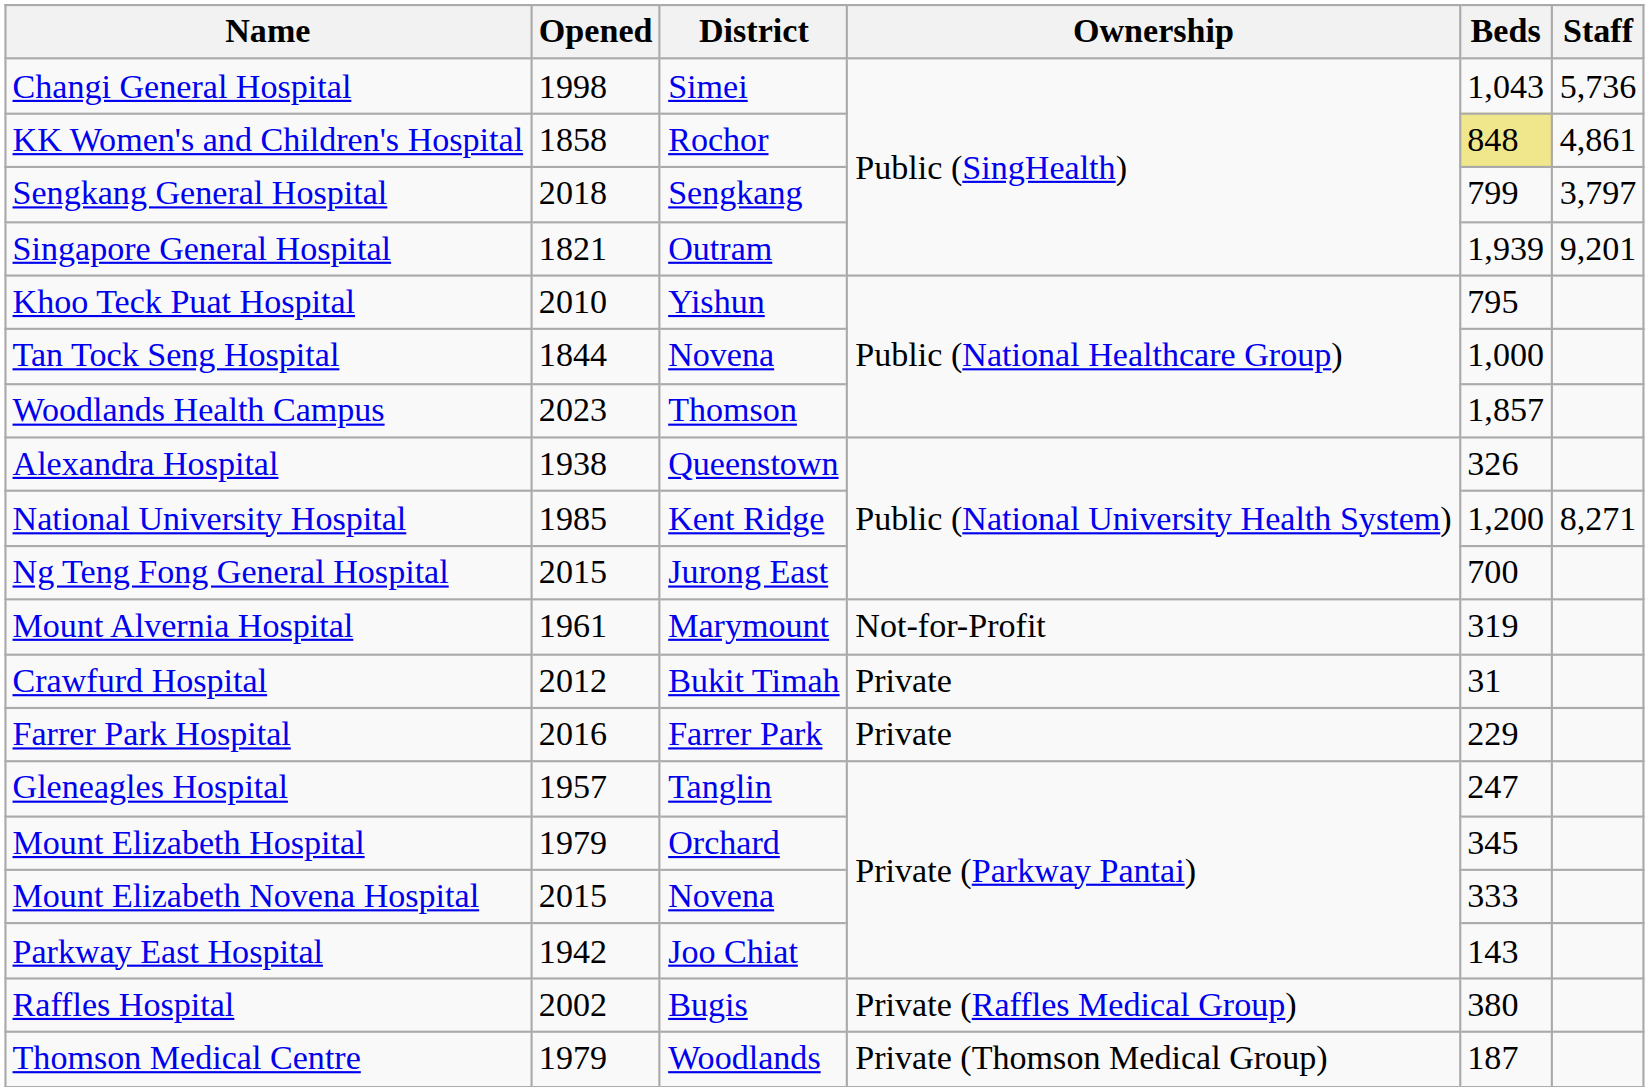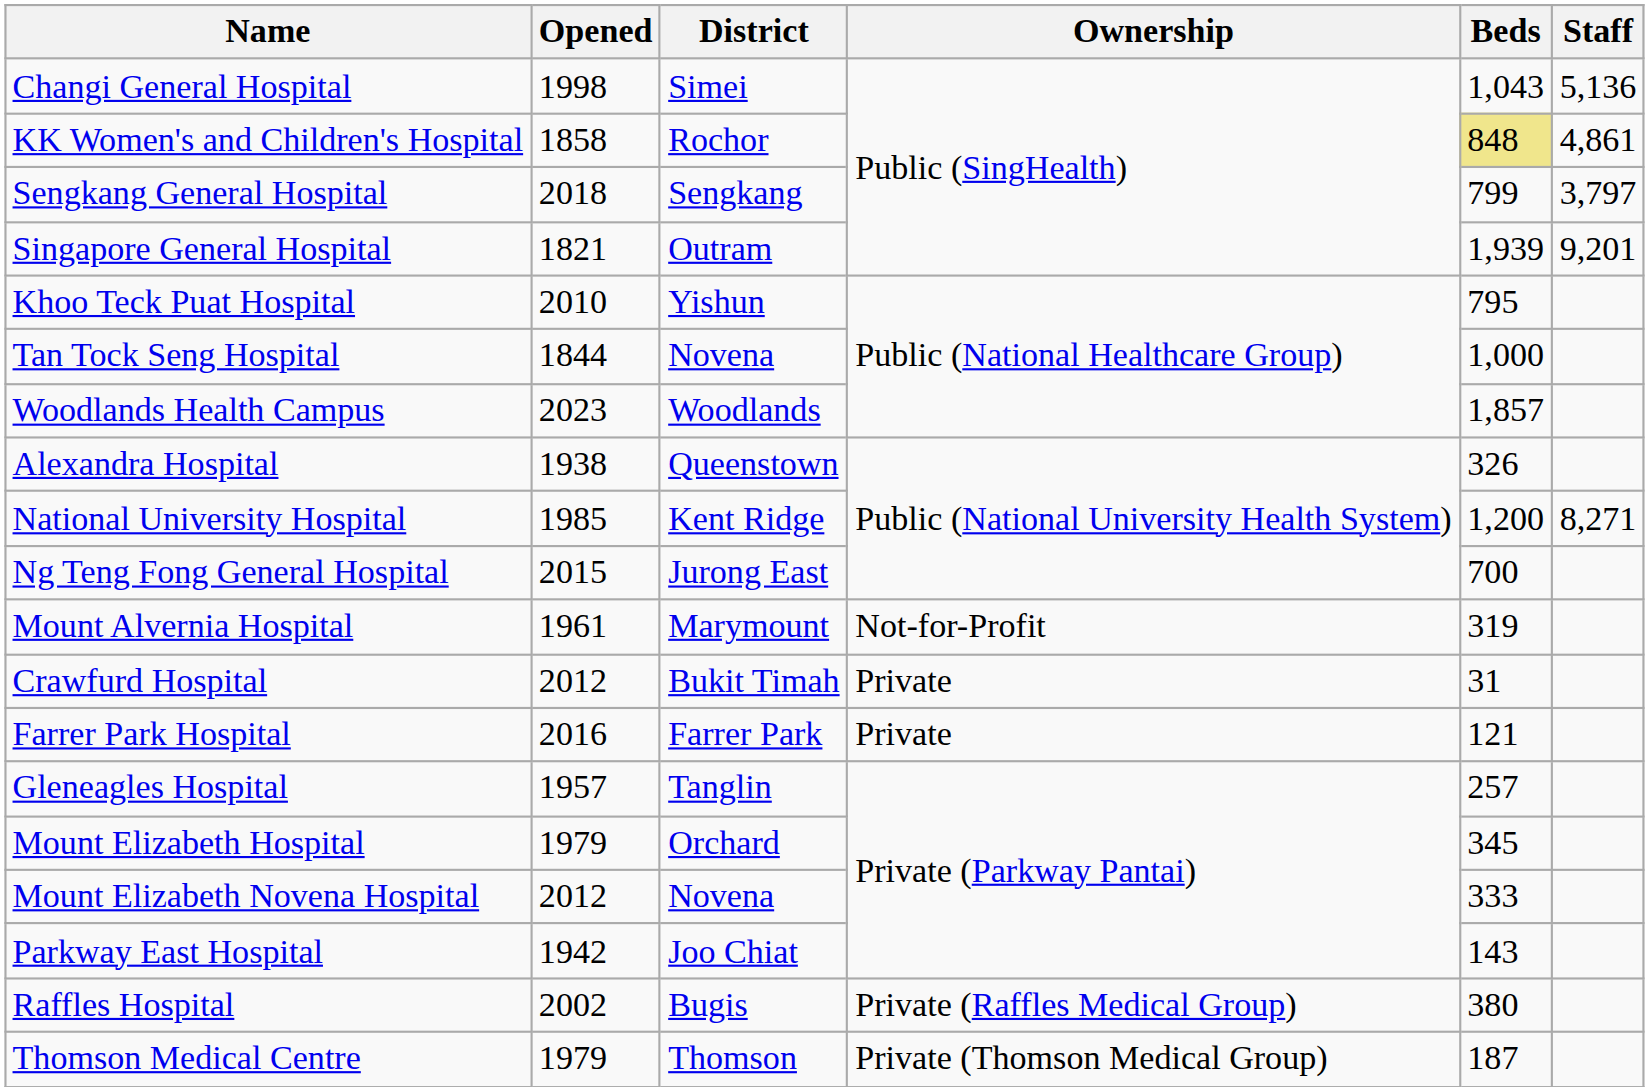(1598, 85) 5,736 -> (1598, 85) 5,136
(733, 409) Thomson -> (744, 409) Woodlands
(1493, 734) 229 -> (1493, 734) 121
(1493, 788) 247 -> (1493, 788) 257
(573, 896) 2015 -> (573, 896) 2012
(744, 1058) Woodlands -> (733, 1058) Thomson
